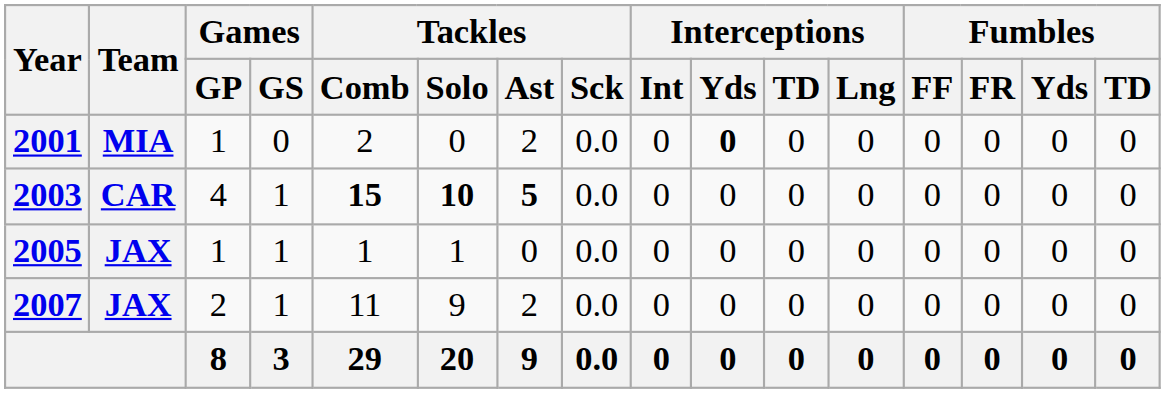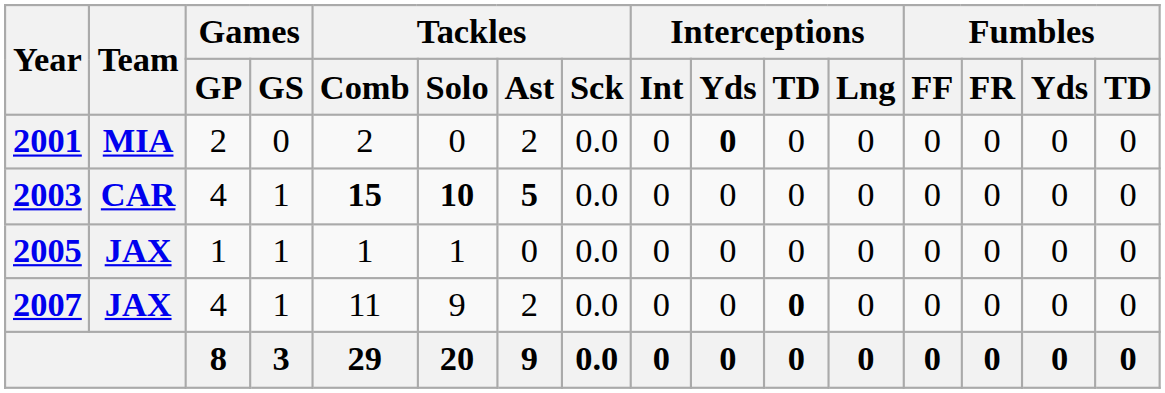(218, 140) 1 -> (218, 140) 2
(218, 304) 2 -> (218, 304) 4
(796, 304) normal -> (796, 304) bold
